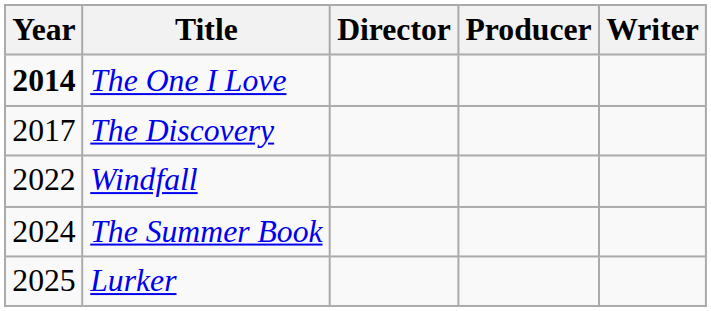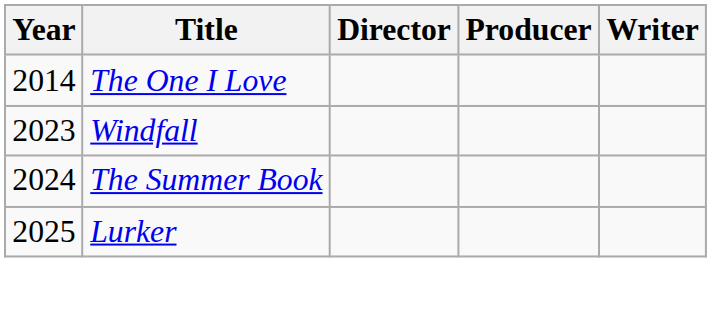(44, 79) bold -> (44, 79) normal
- row: (182, 130)
(44, 180) 2022 -> (44, 130) 2023
